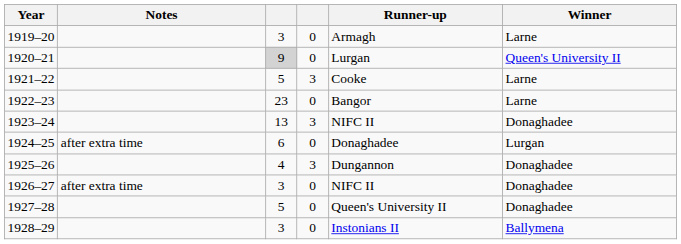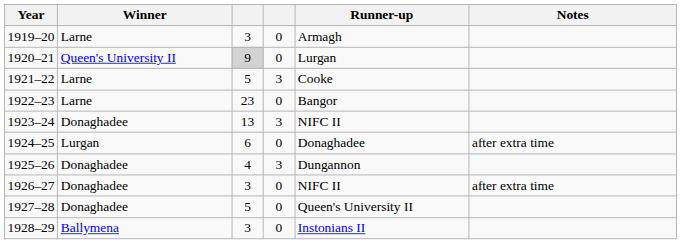columns swapped: (590, 15) <-> (162, 15)
